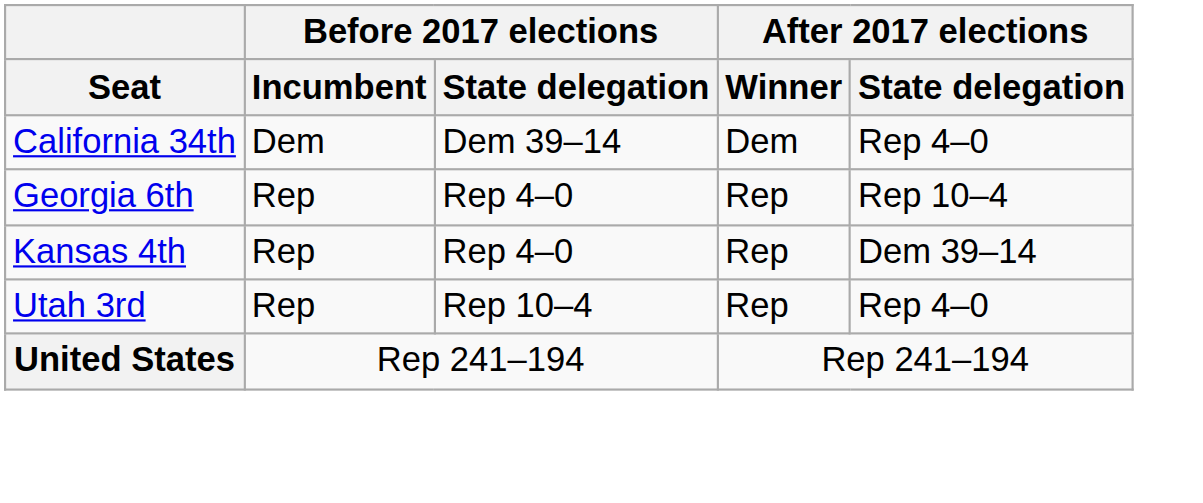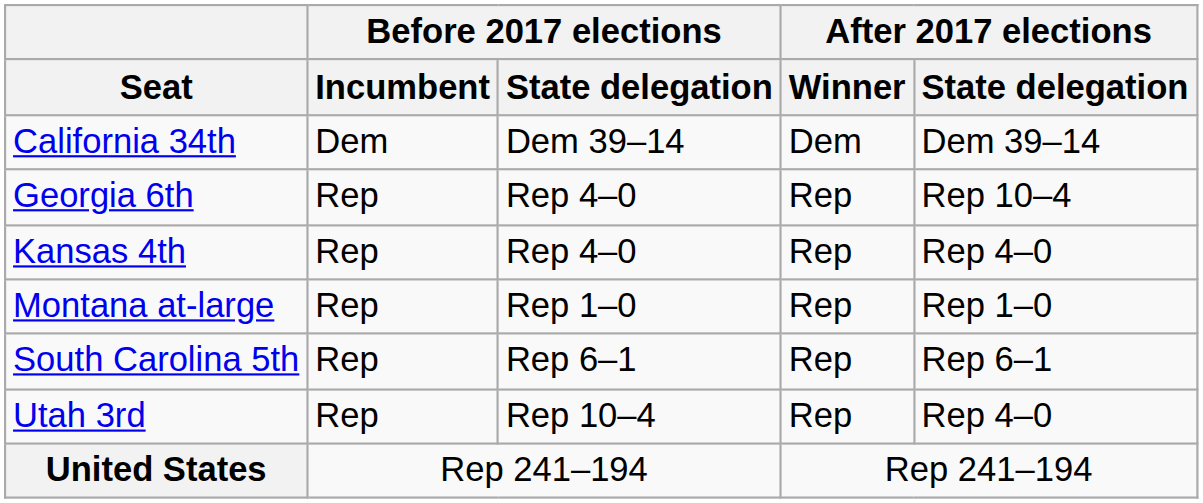(923, 141) Rep 4–0 -> (1011, 141) Dem 39–14
(947, 251) Dem 39–14 -> (987, 251) Rep 4–0
+ row: (144, 305)
+ row: (156, 360)
